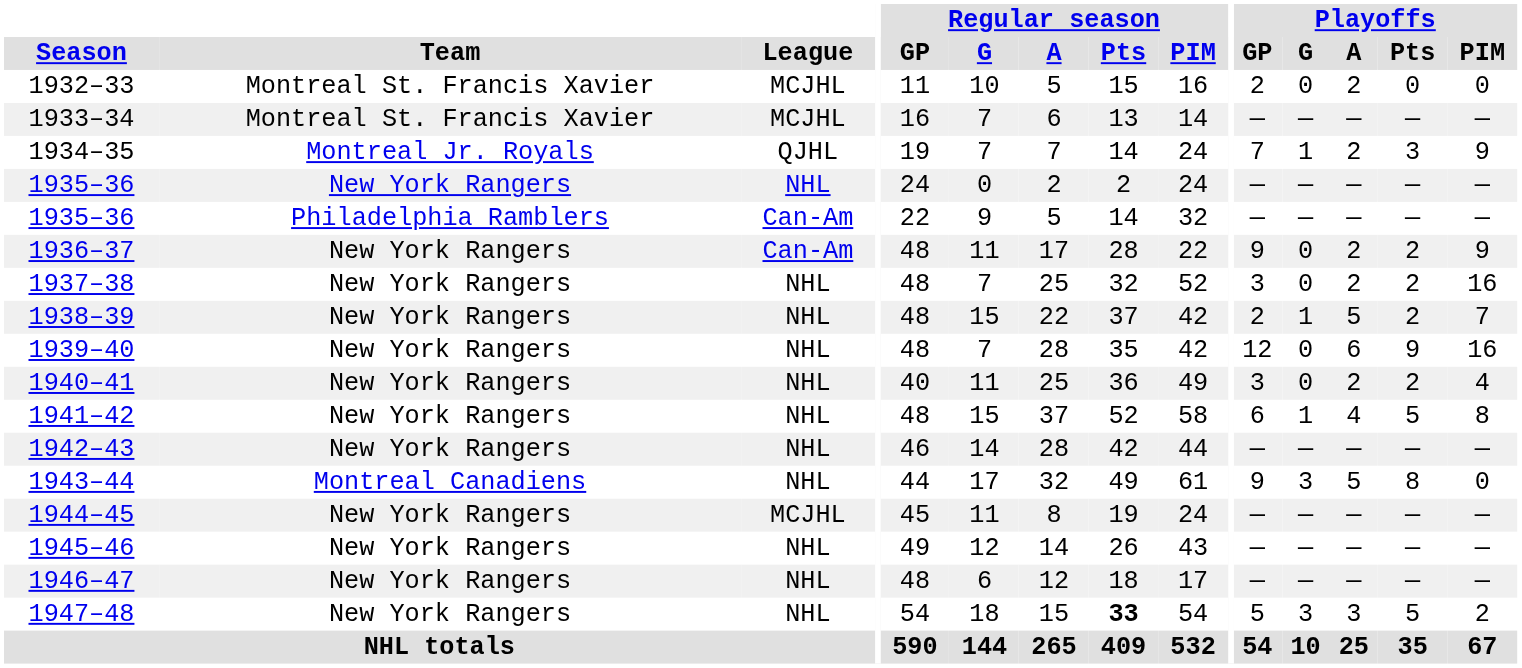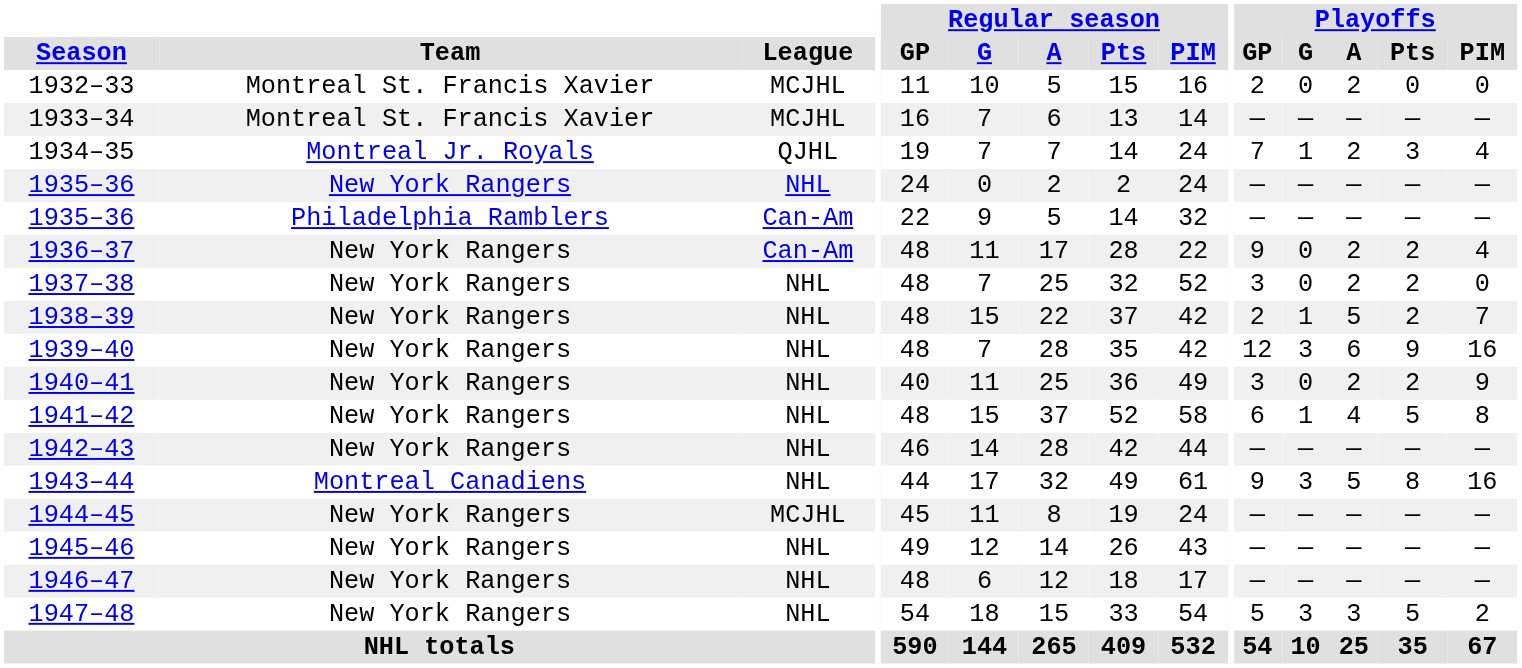(1482, 152) 9 -> (1482, 152) 4
(1482, 251) 9 -> (1482, 251) 4
(1482, 284) 16 -> (1482, 284) 0
(1306, 350) 0 -> (1306, 350) 3
(1482, 383) 4 -> (1482, 383) 9
(1482, 482) 0 -> (1482, 482) 16
(1124, 614) bold -> (1124, 614) normal
